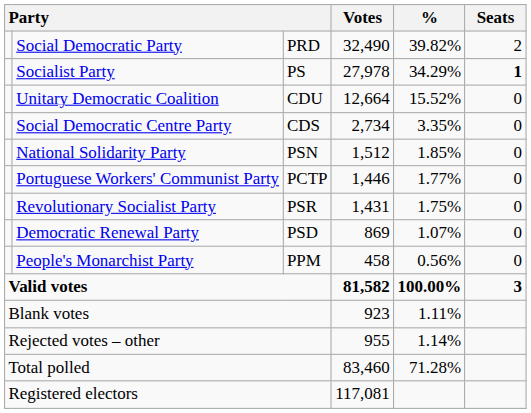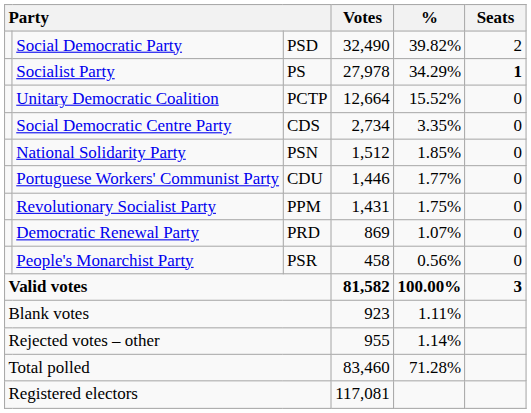(303, 44) PRD -> (302, 44) PSD
(305, 98) CDU -> (307, 98) PCTP
(307, 179) PCTP -> (305, 179) CDU
(302, 206) PSR -> (304, 206) PPM
(302, 233) PSD -> (303, 233) PRD
(304, 260) PPM -> (302, 260) PSR
